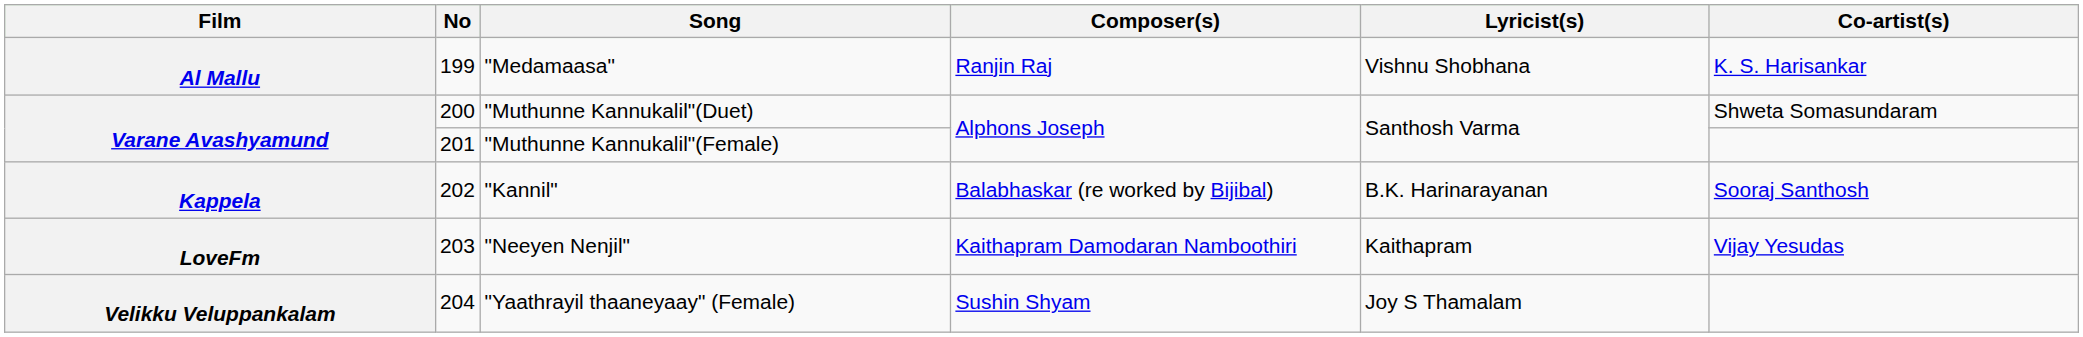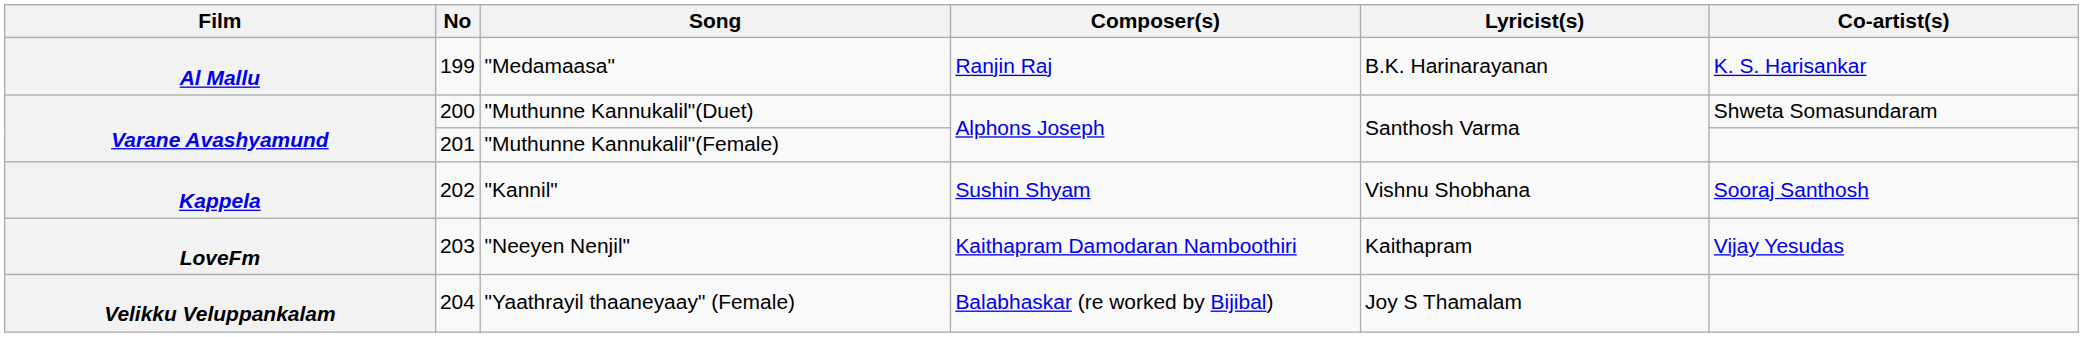(1448, 66) Vishnu Shobhana -> (1457, 66) B.K. Harinarayanan
(1114, 189) Balabhaskar (re worked by Bijibal) -> (1023, 189) Sushin Shyam
(1457, 189) B.K. Harinarayanan -> (1448, 189) Vishnu Shobhana
(1023, 303) Sushin Shyam -> (1114, 303) Balabhaskar (re worked by Bijibal)
